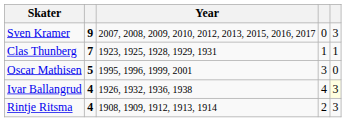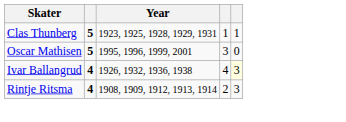- row: (38, 32)
(90, 51) 7 -> (90, 32) 5
